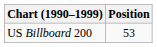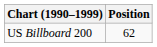(129, 33) 53 -> (129, 33) 62
